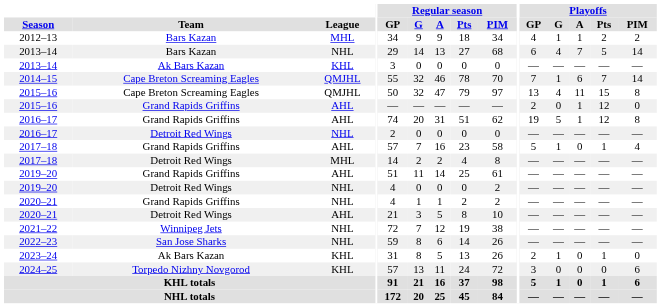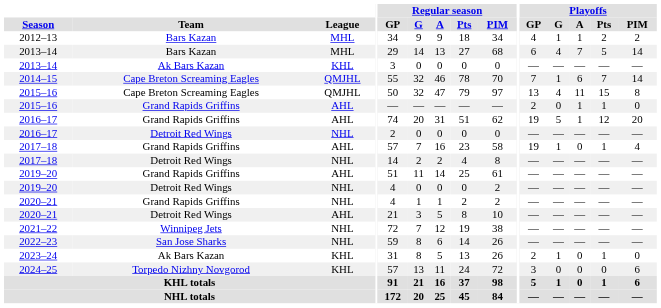(342, 51) NHL -> (342, 51) MHL
(604, 106) 12 -> (604, 106) 1
(637, 119) 8 -> (637, 119) 20
(534, 146) 5 -> (534, 146) 19
(342, 160) MHL -> (342, 160) NHL
